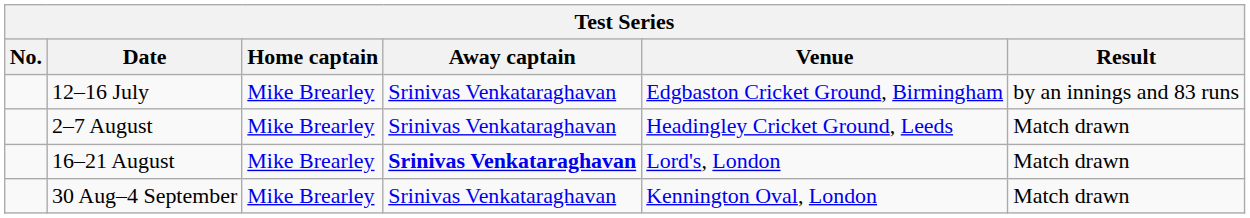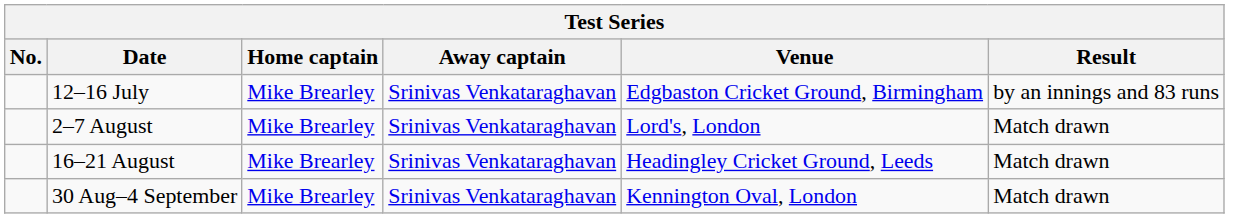(800, 126) Headingley Cricket Ground, Leeds -> (693, 126) Lord's, London
(512, 160) bold -> (502, 160) normal
(713, 160) Lord's, London -> (780, 160) Headingley Cricket Ground, Leeds
